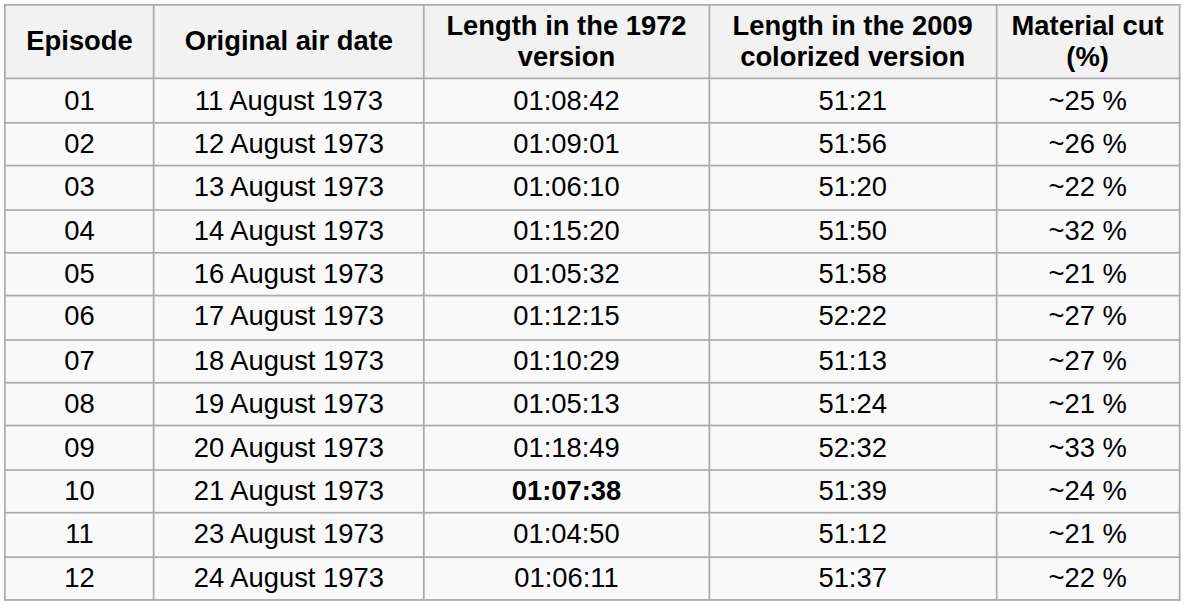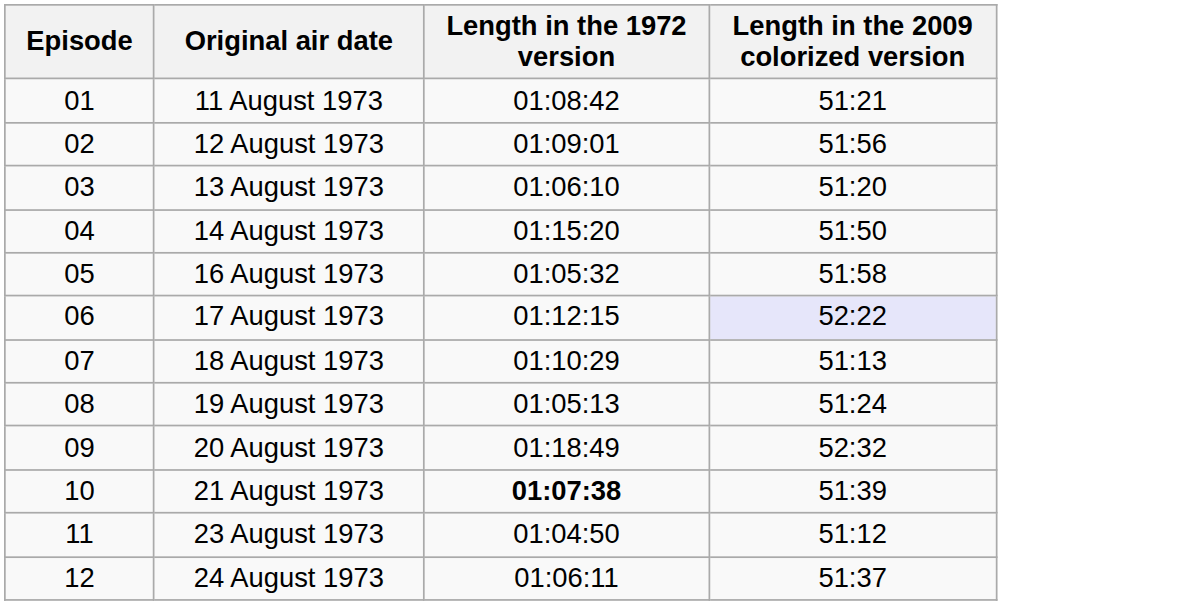- column: (1088, 41)
(853, 317) no background -> (853, 317) lavender background
